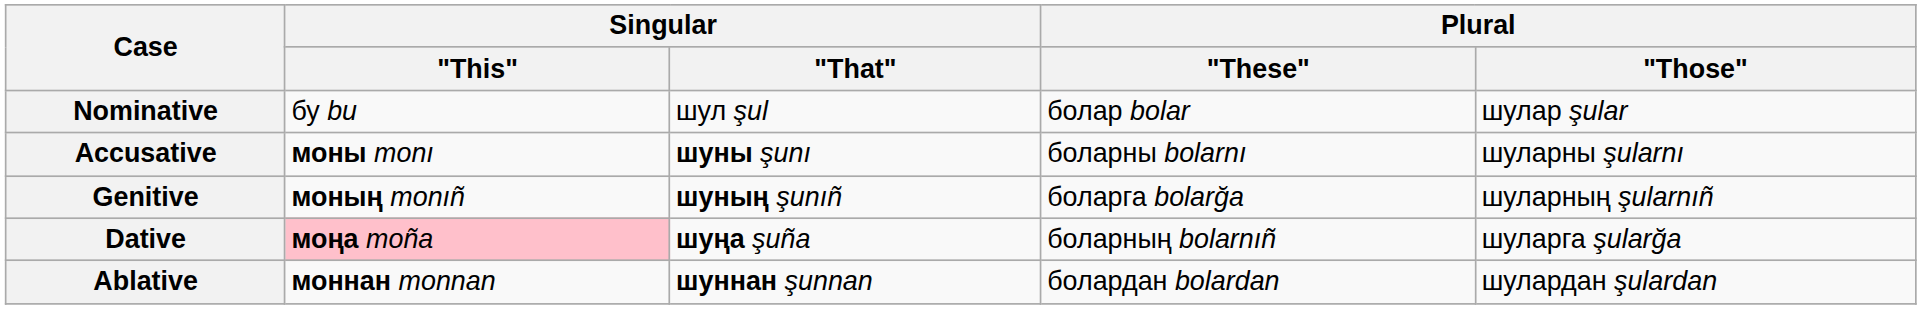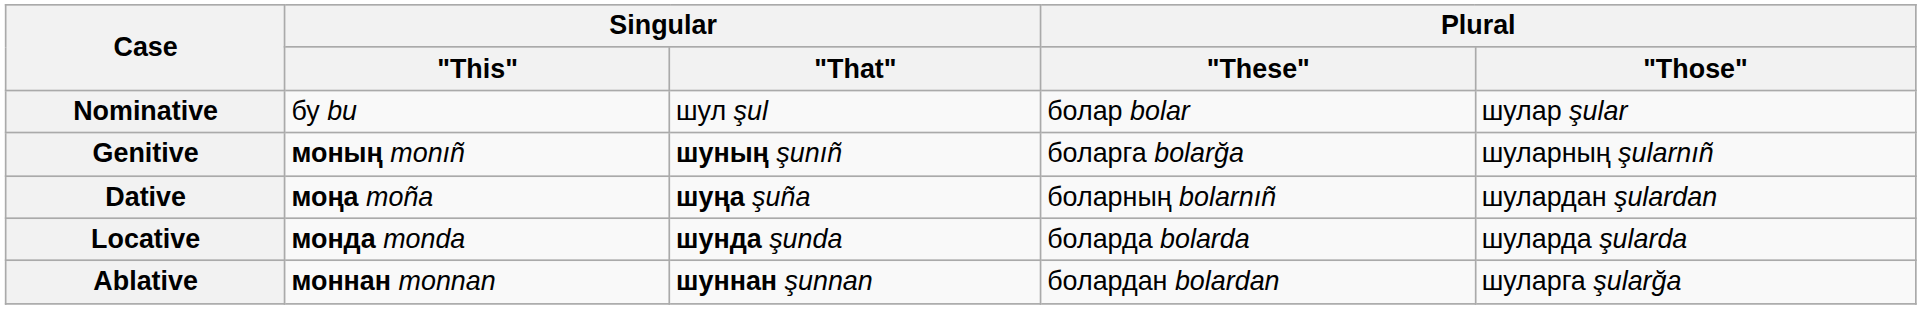- row: (146, 153)
(362, 238) pink background -> (362, 196) no background
(1582, 238) шуларга şularğa -> (1599, 196) шулардан şulardan
+ row: (146, 238)
(1599, 281) шулардан şulardan -> (1582, 281) шуларга şularğa
